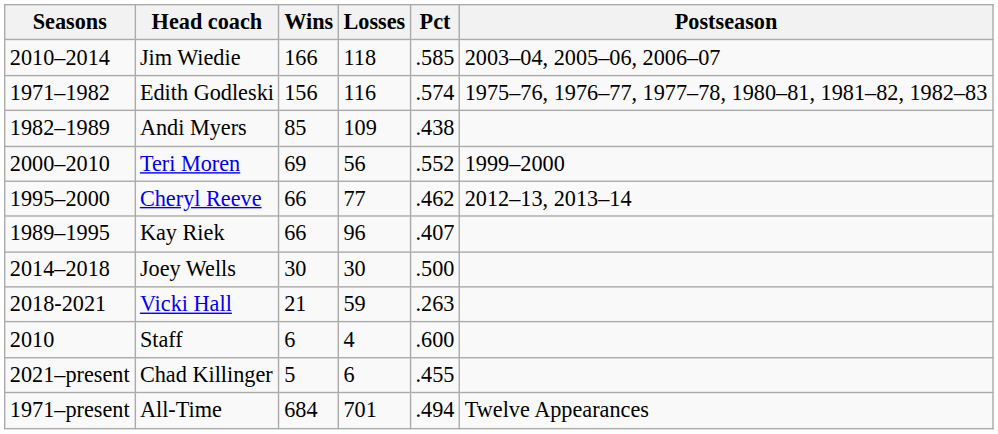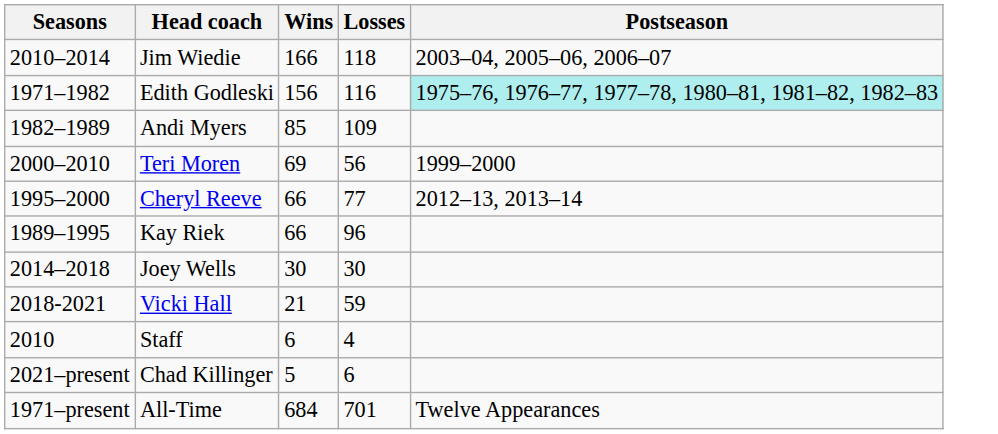- column: (435, 22)
(726, 92) no background -> (677, 92) paleturquoise background
